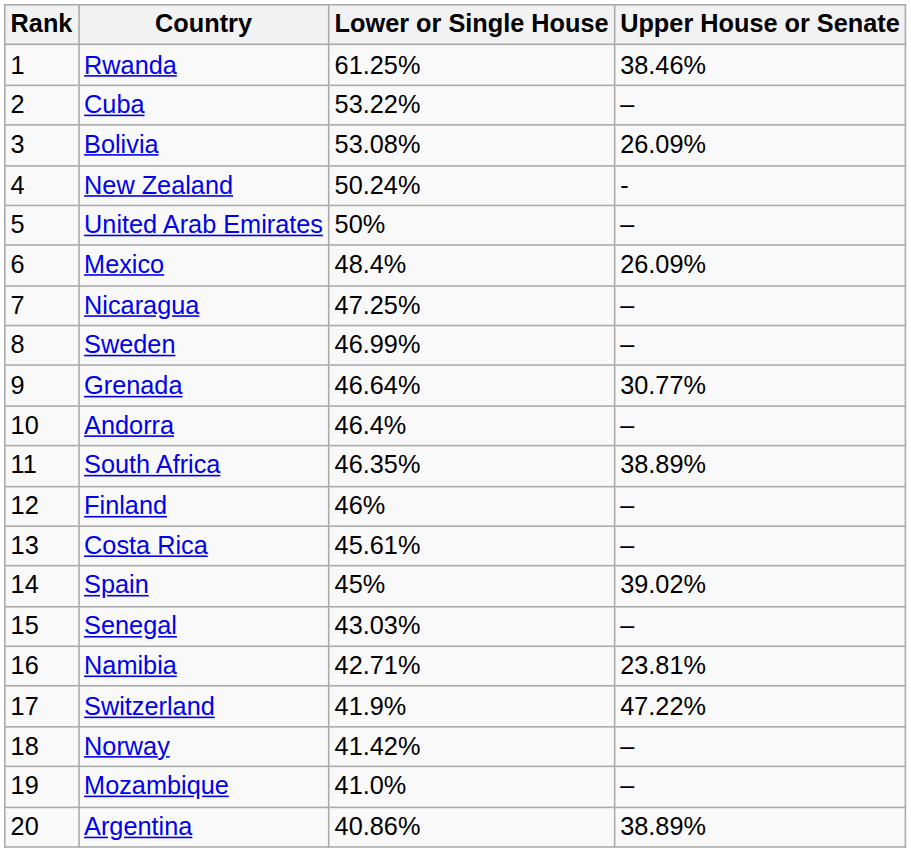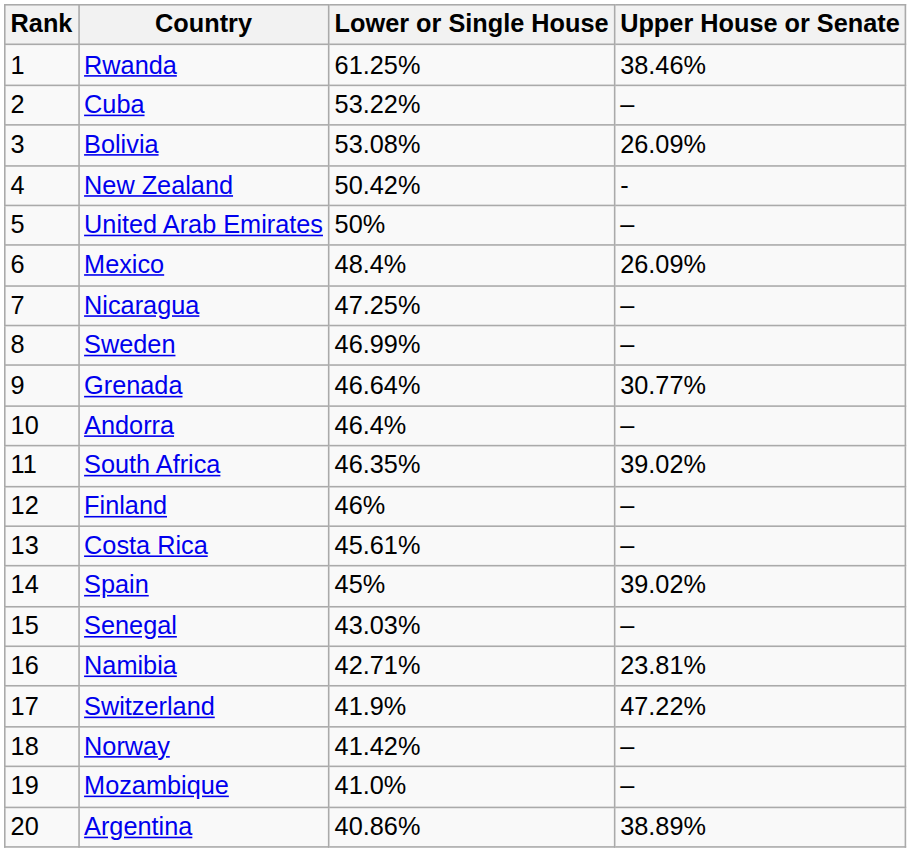(377, 184) 50.24% -> (377, 184) 50.42%
(663, 465) 38.89% -> (663, 465) 39.02%
